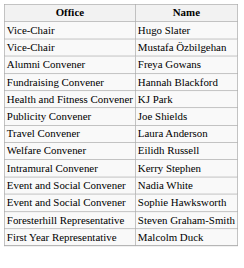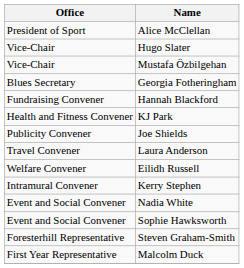+ row: (174, 30)
+ row: (187, 82)
- row: (169, 64)
